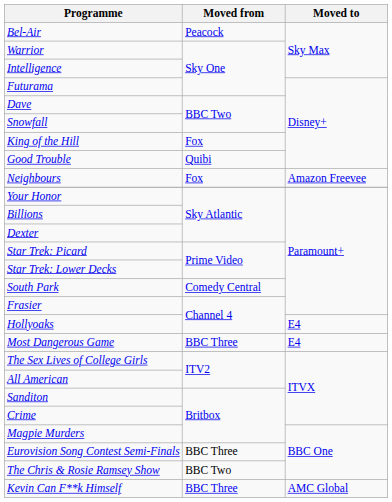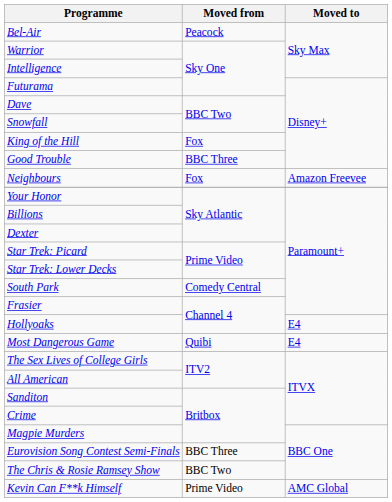(198, 159) Quibi -> (211, 159) BBC Three
(211, 342) BBC Three -> (198, 342) Quibi
(211, 488) BBC Three -> (214, 488) Prime Video
